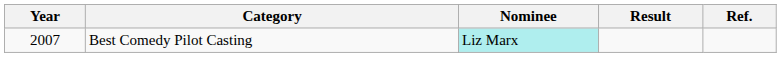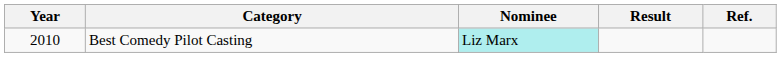(45, 40) 2007 -> (45, 40) 2010
